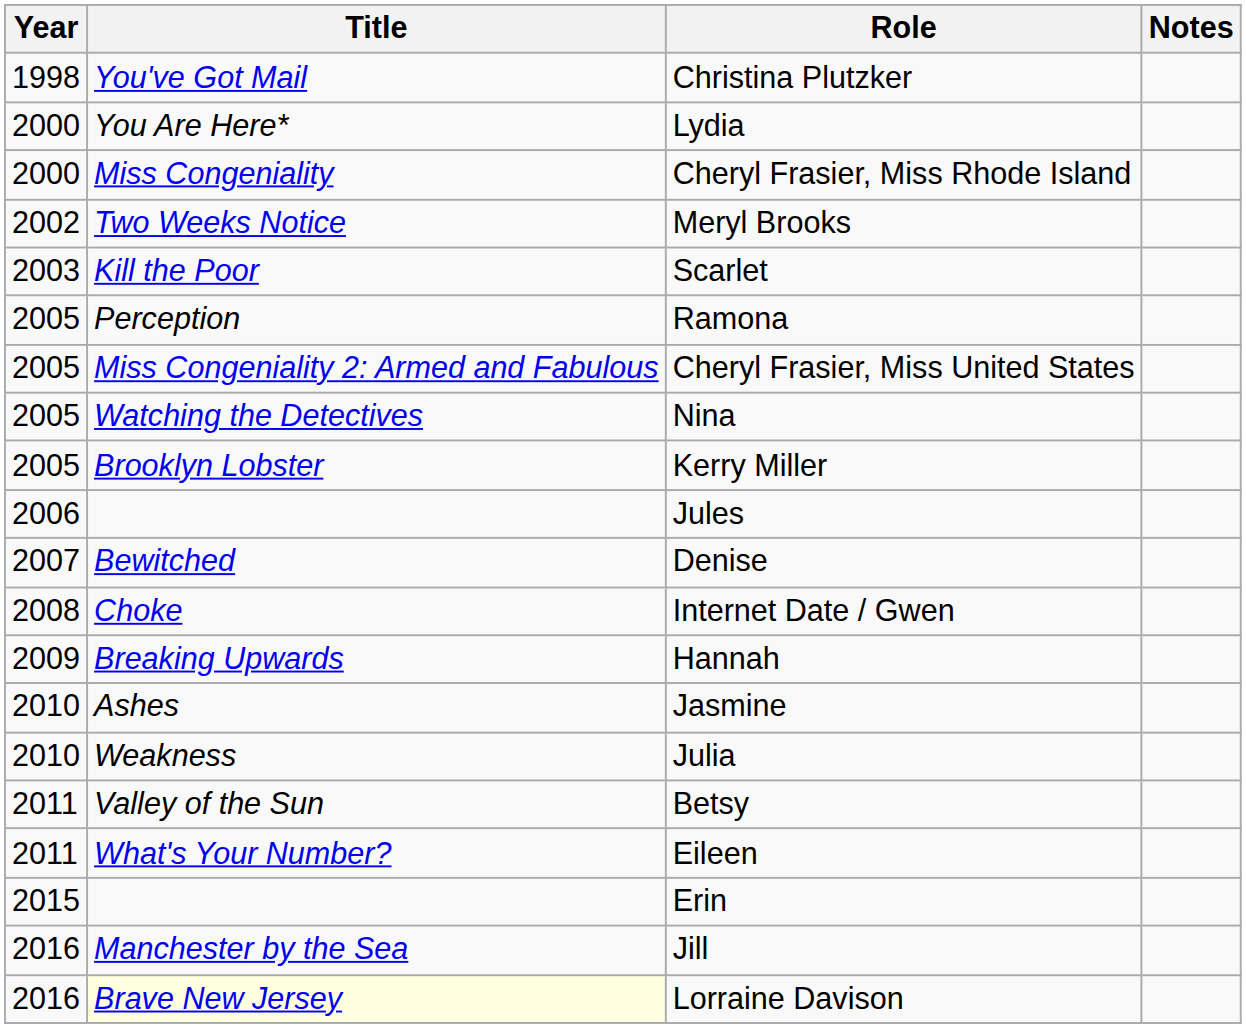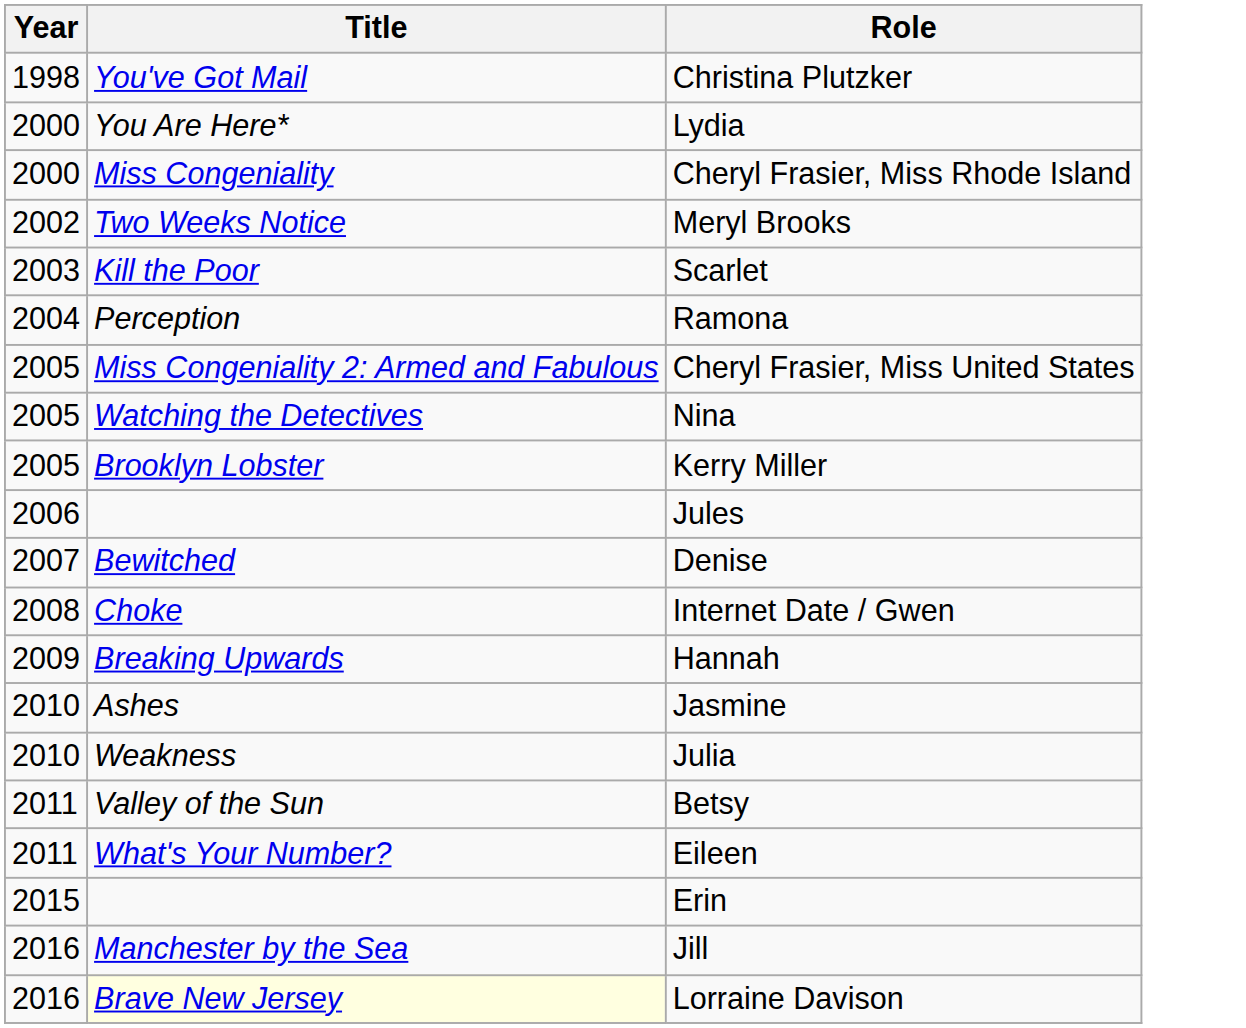- column: (1191, 28)
(46, 319) 2005 -> (46, 319) 2004
